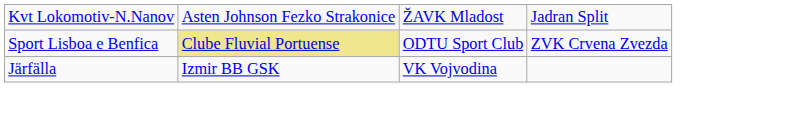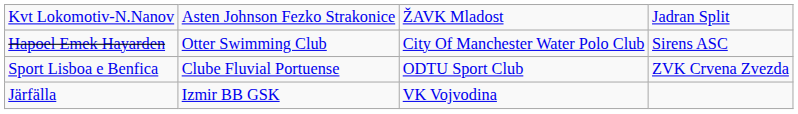+ row: (87, 43)
(261, 43) khaki background -> (261, 69) no background
